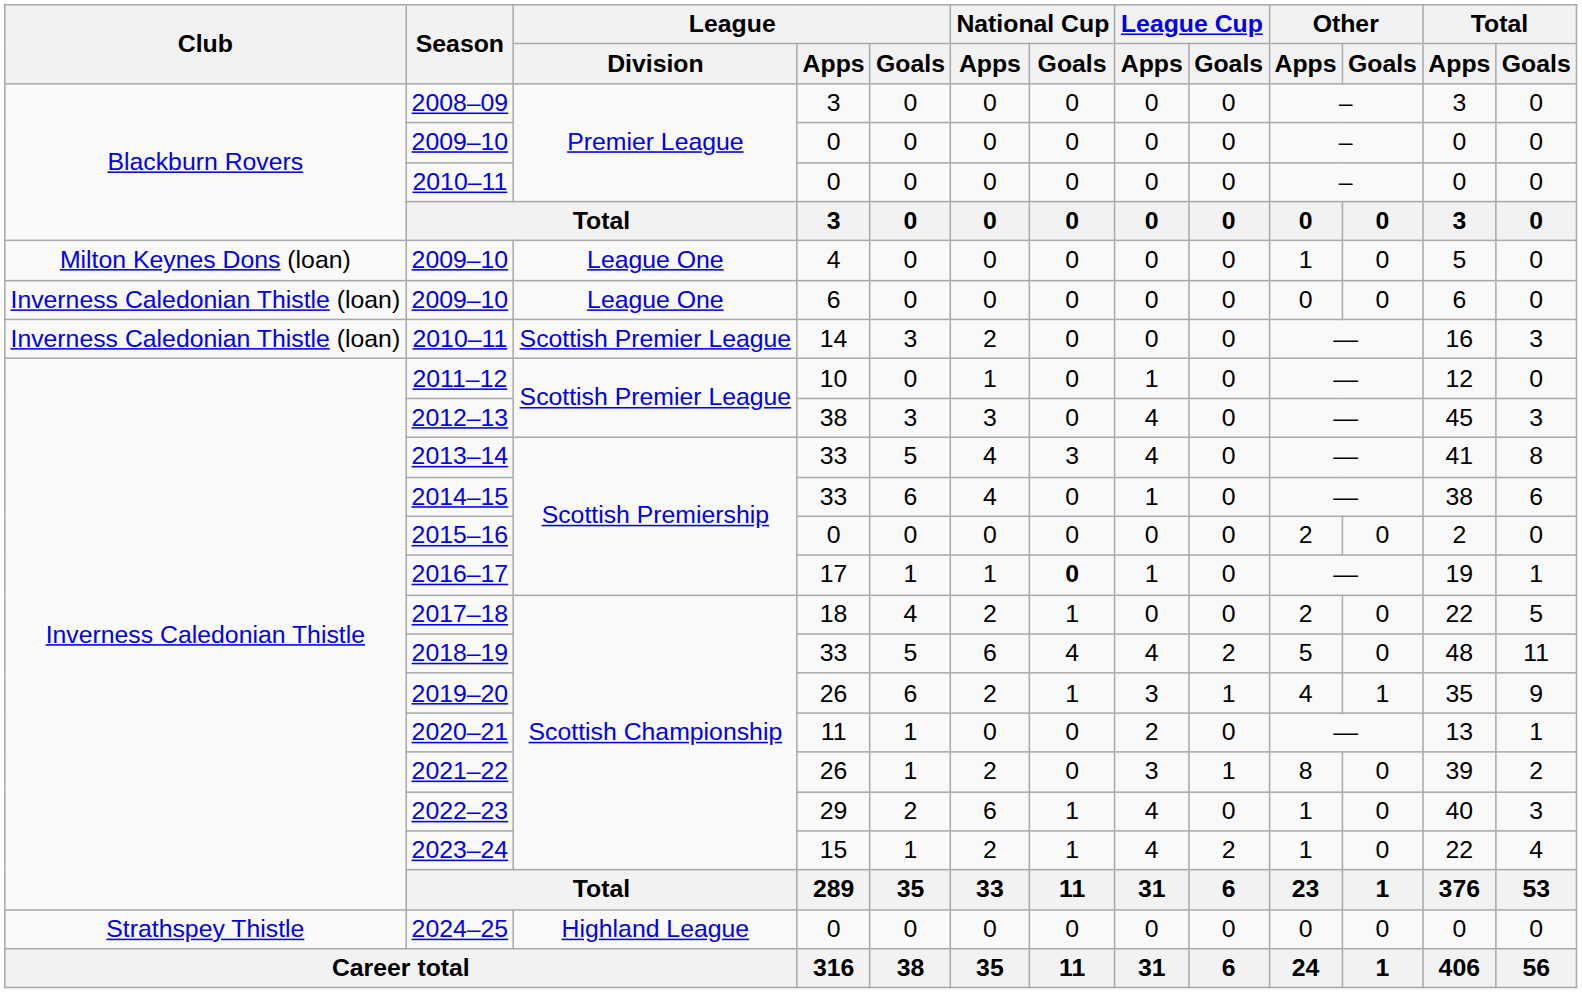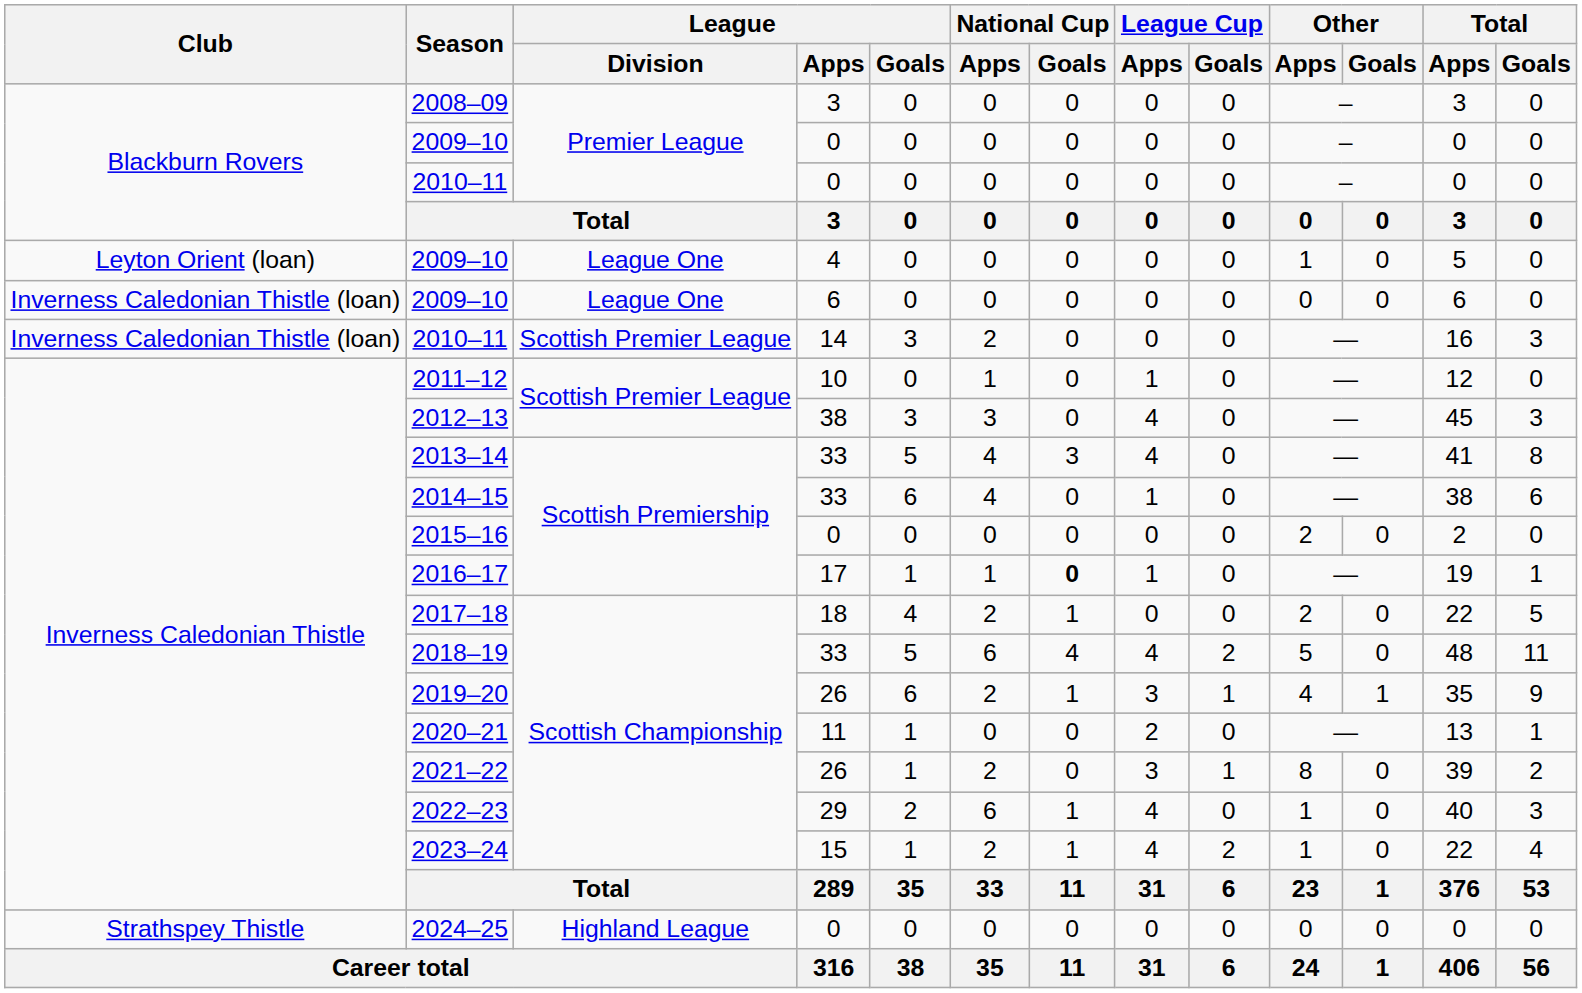(205, 260) Milton Keynes Dons (loan) -> (205, 260) Leyton Orient (loan)
